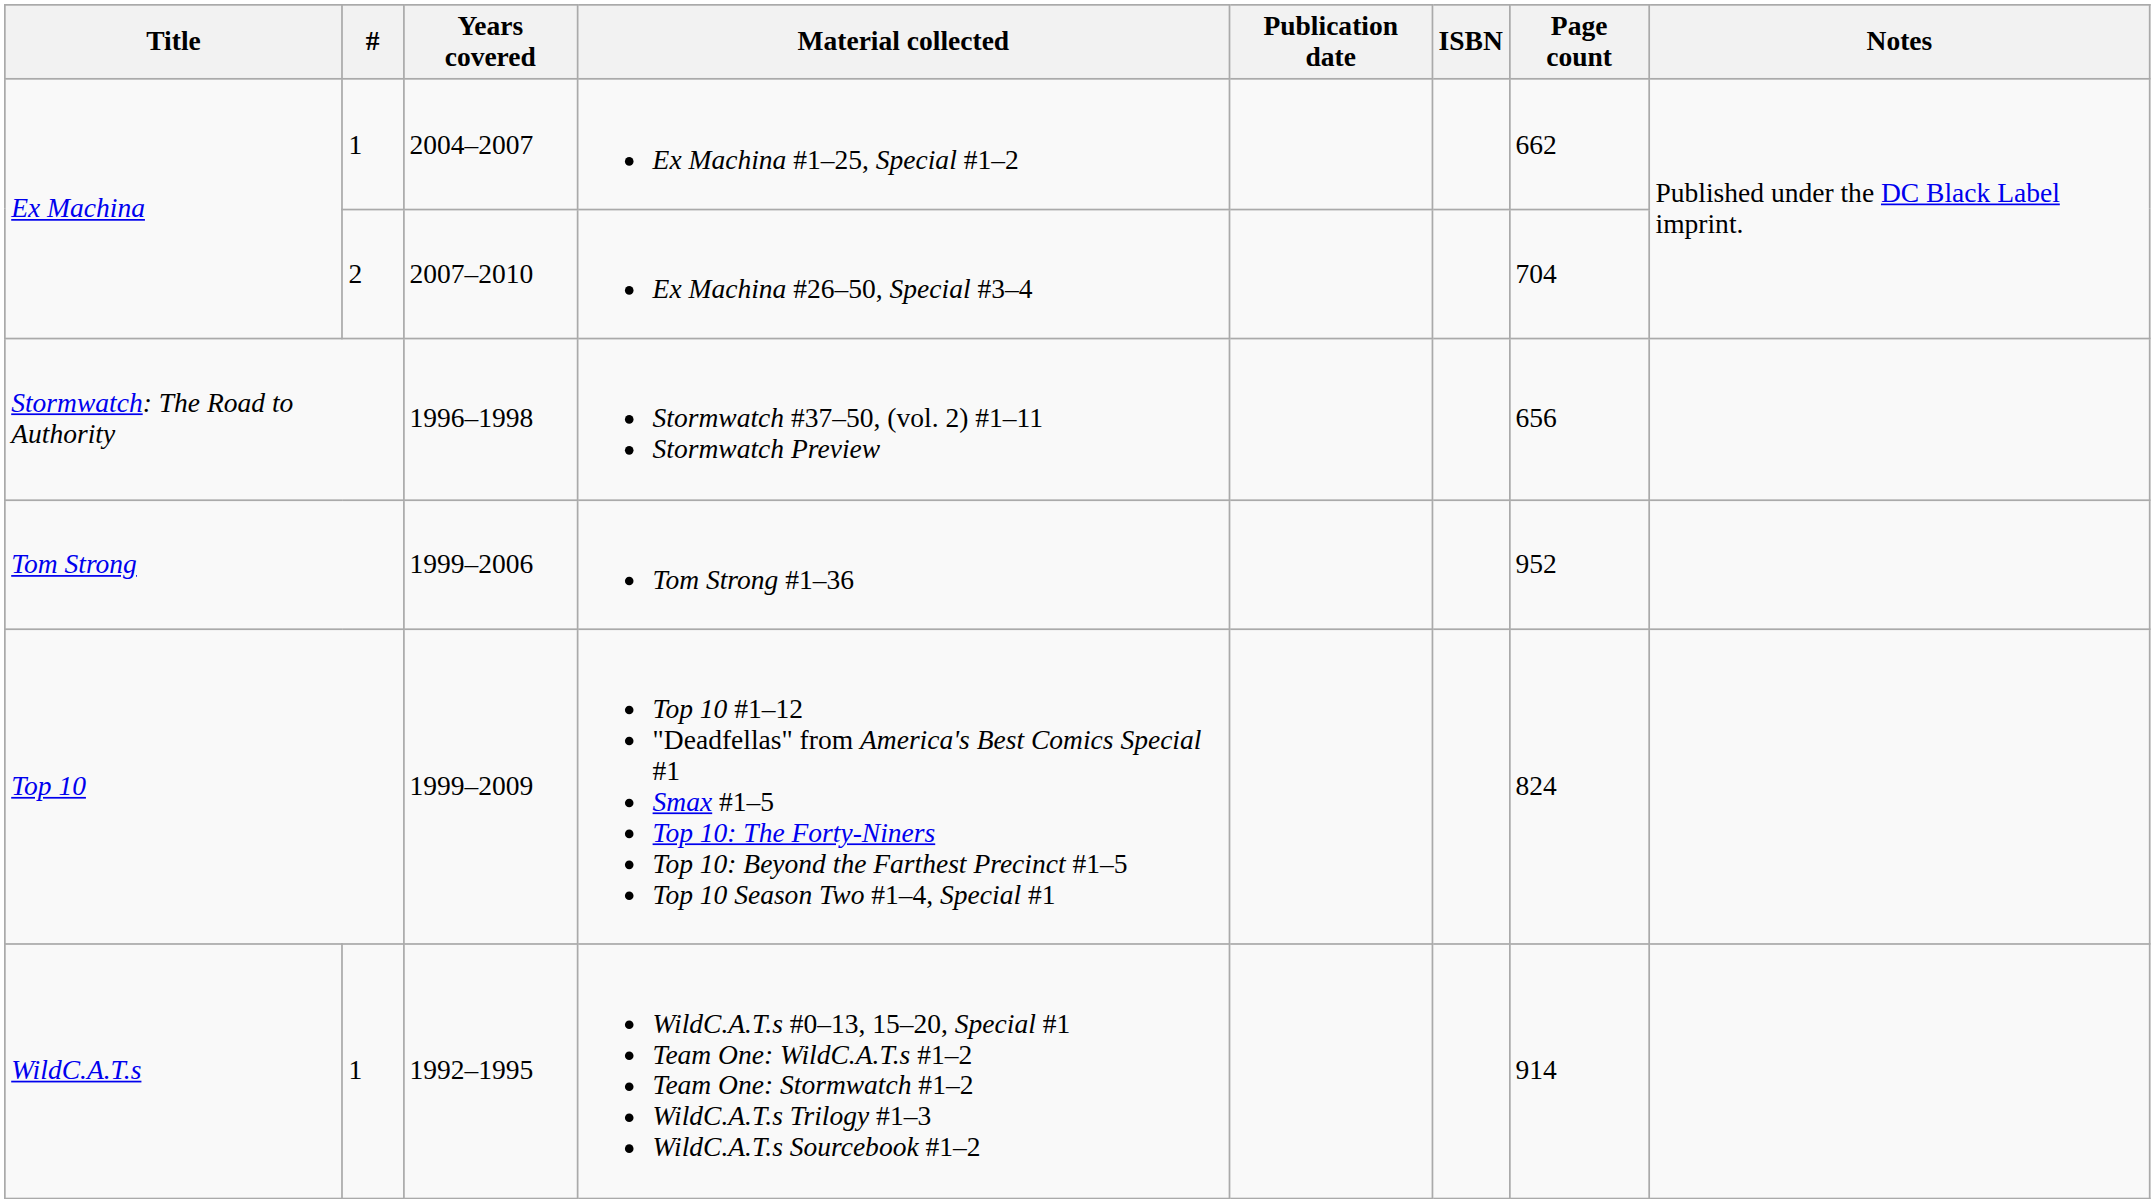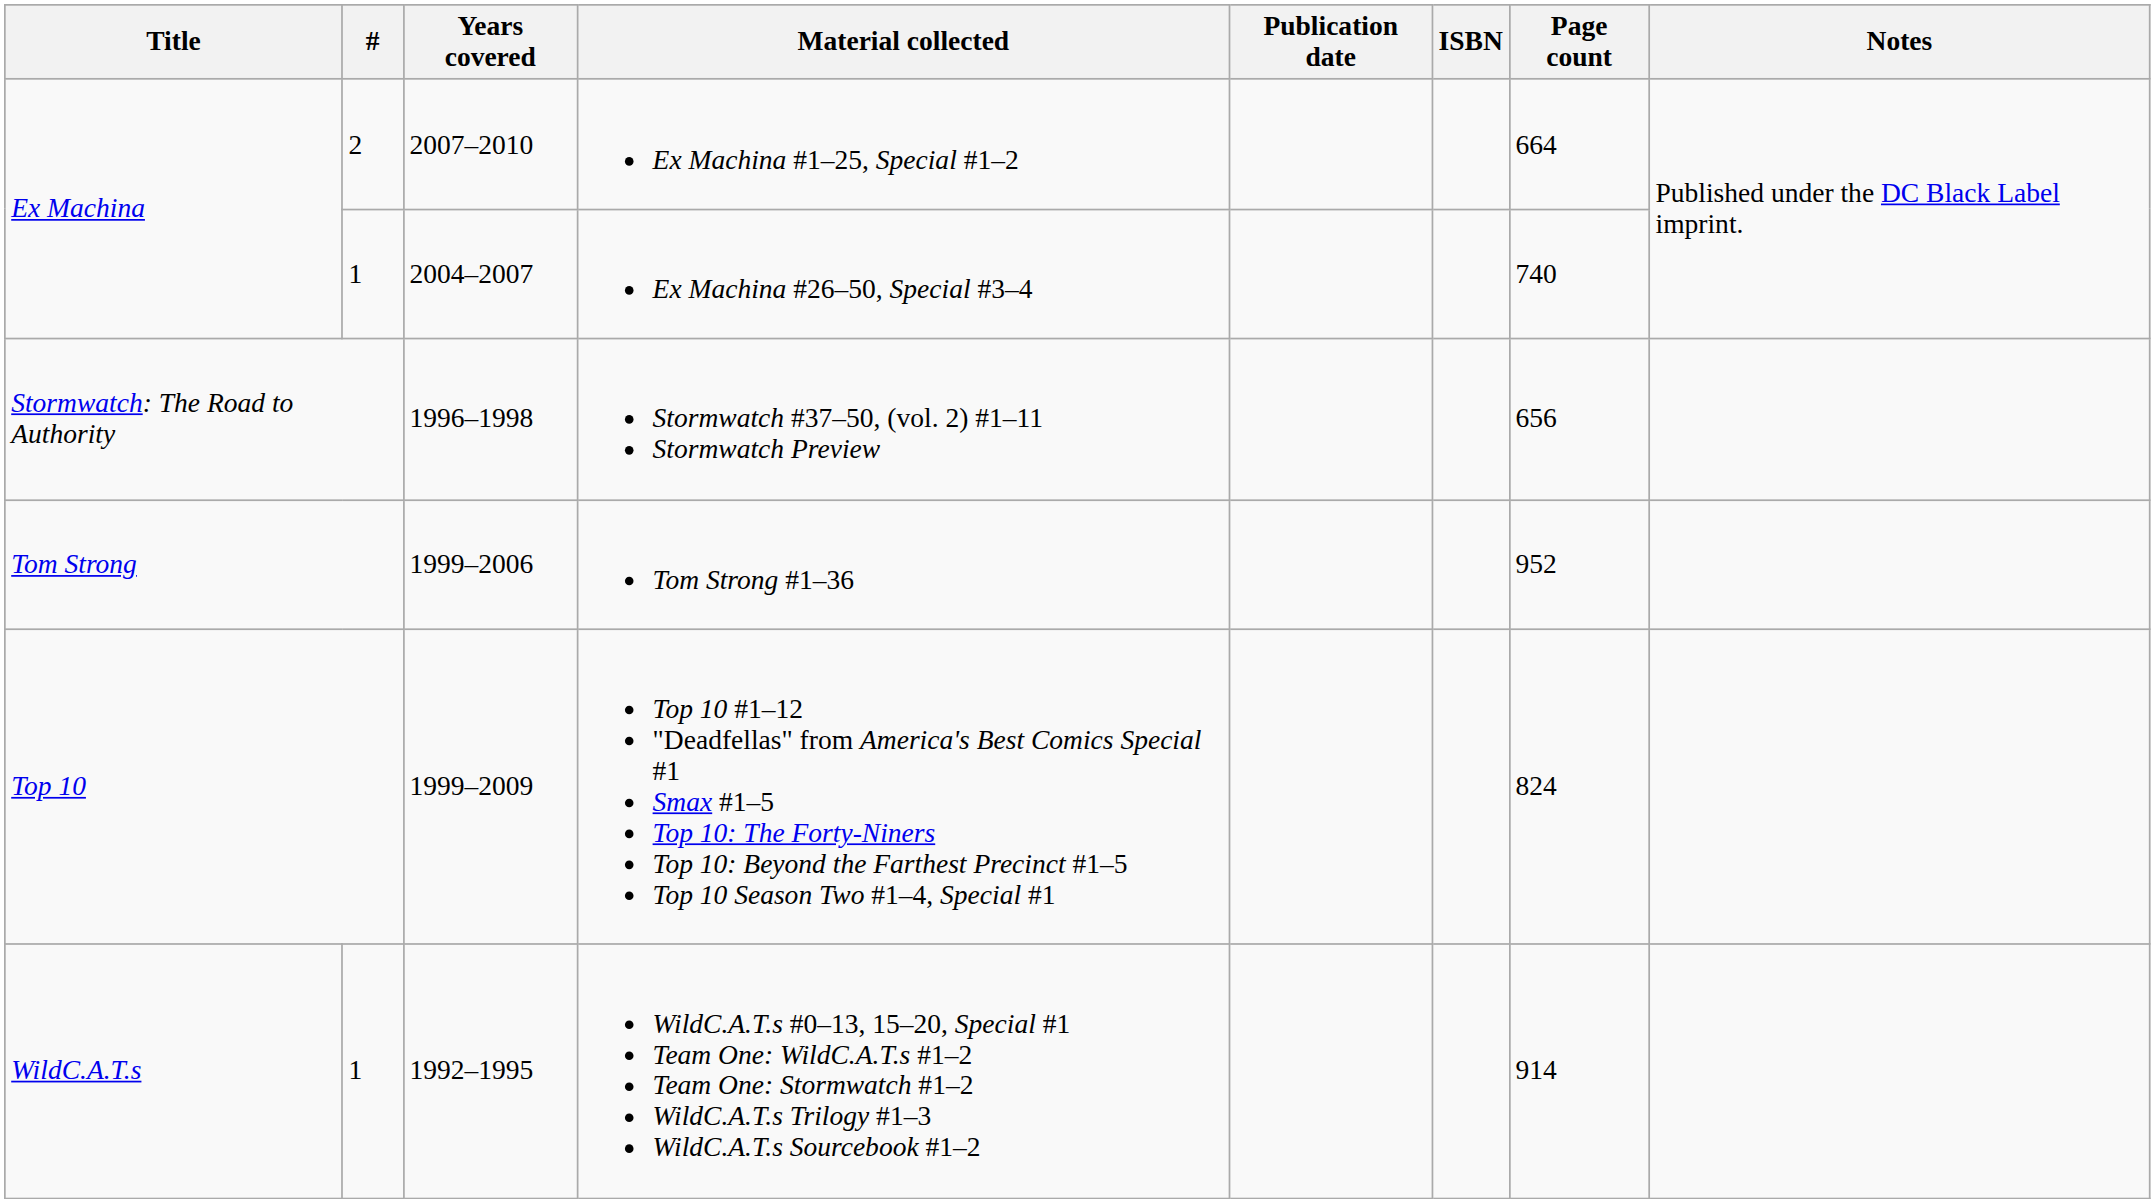(355, 143) 1 -> (355, 143) 2
(471, 143) 2004–2007 -> (471, 143) 2007–2010
(1536, 143) 662 -> (1536, 143) 664
(355, 273) 2 -> (355, 273) 1
(471, 273) 2007–2010 -> (471, 273) 2004–2007
(1536, 273) 704 -> (1536, 273) 740
